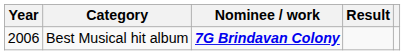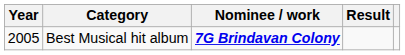(24, 38) 2006 -> (24, 38) 2005
